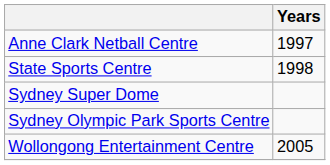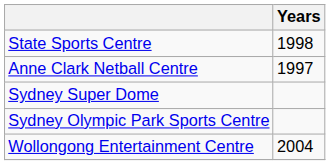rows swapped: (103, 43) <-> (80, 69)
(295, 146) 2005 -> (295, 146) 2004
